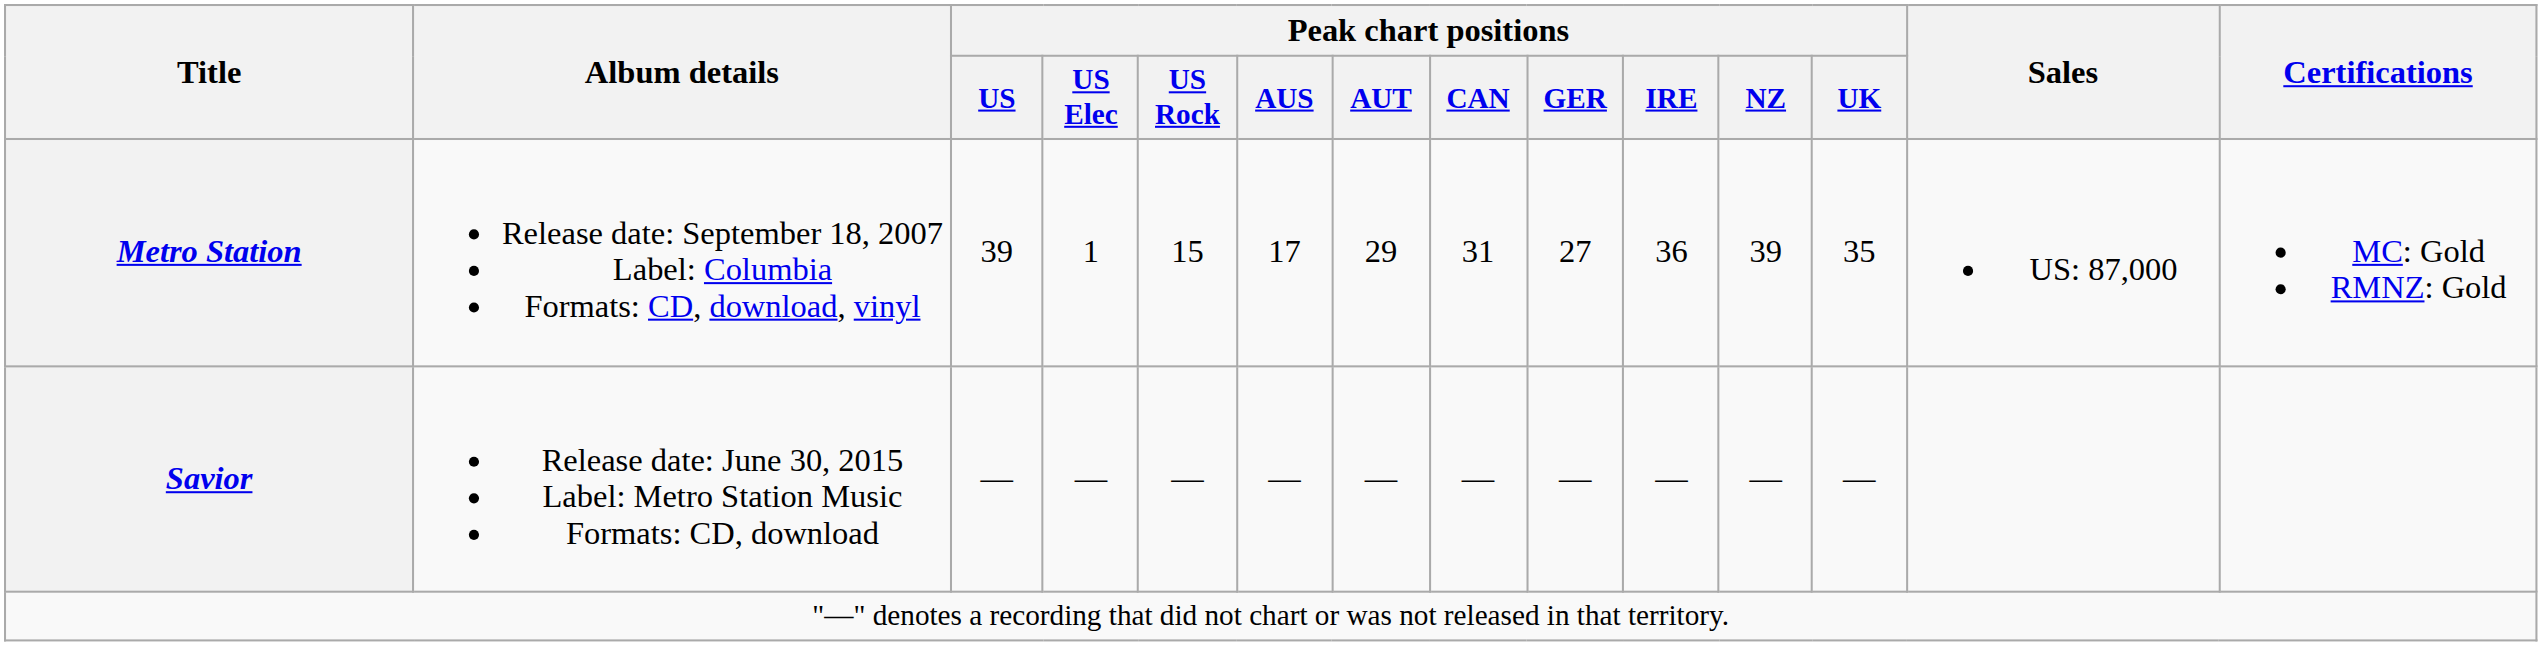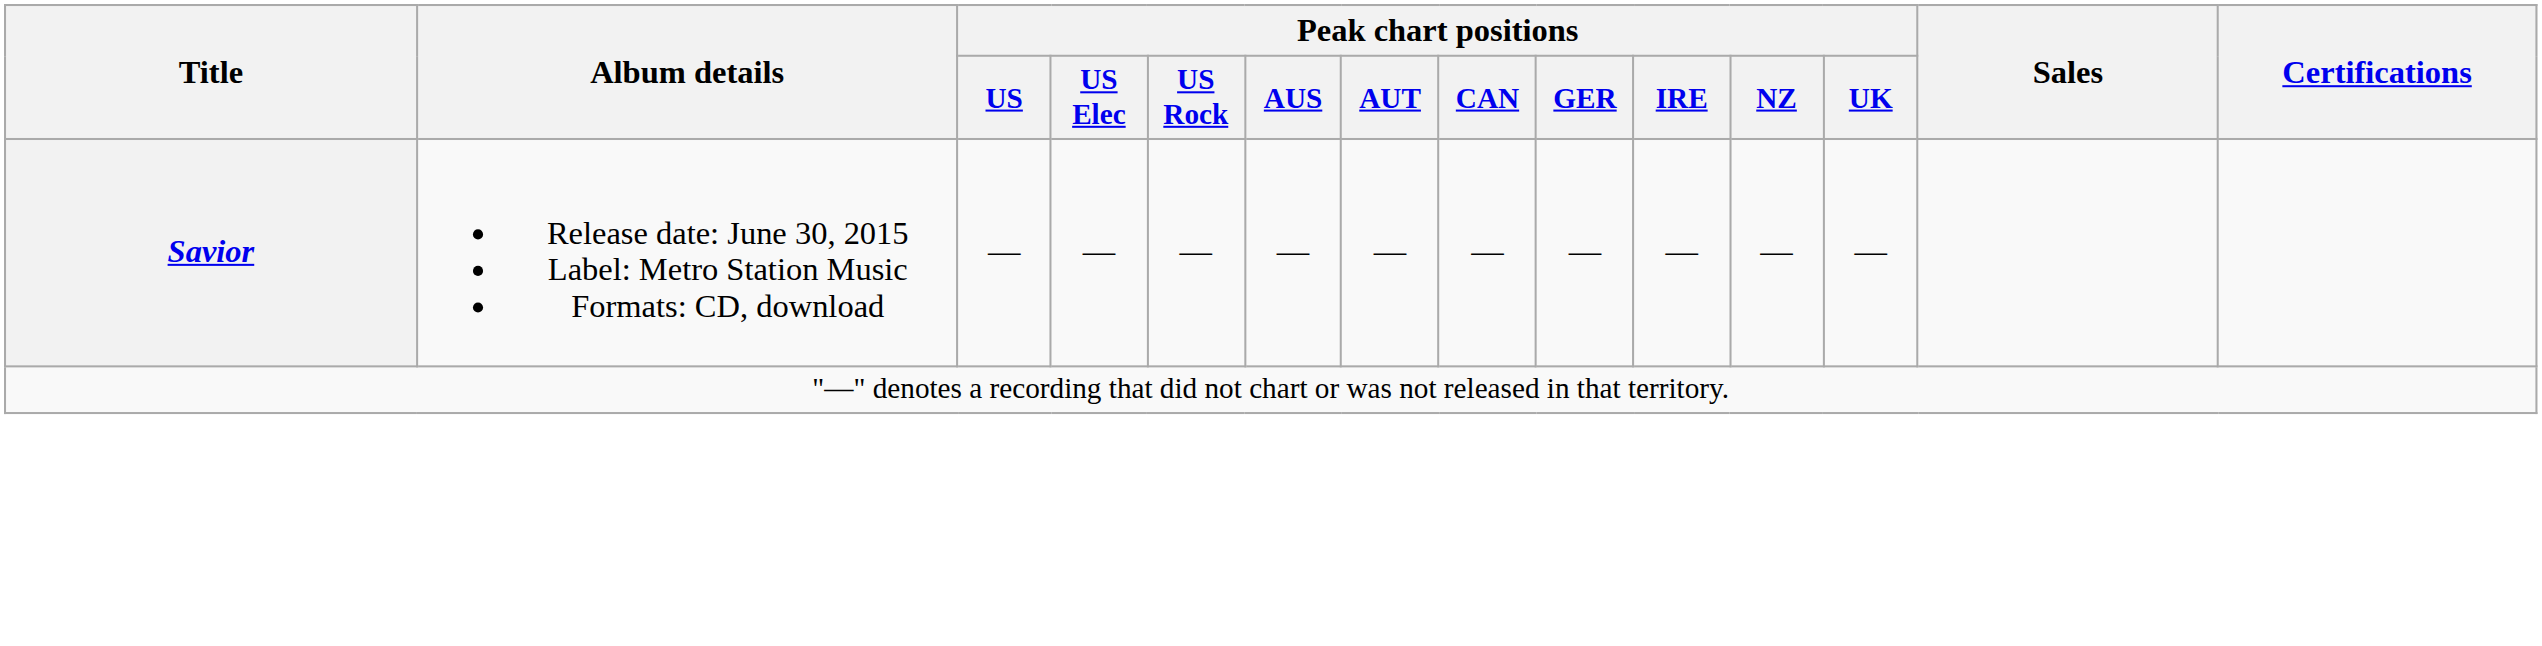- row: (209, 251)
